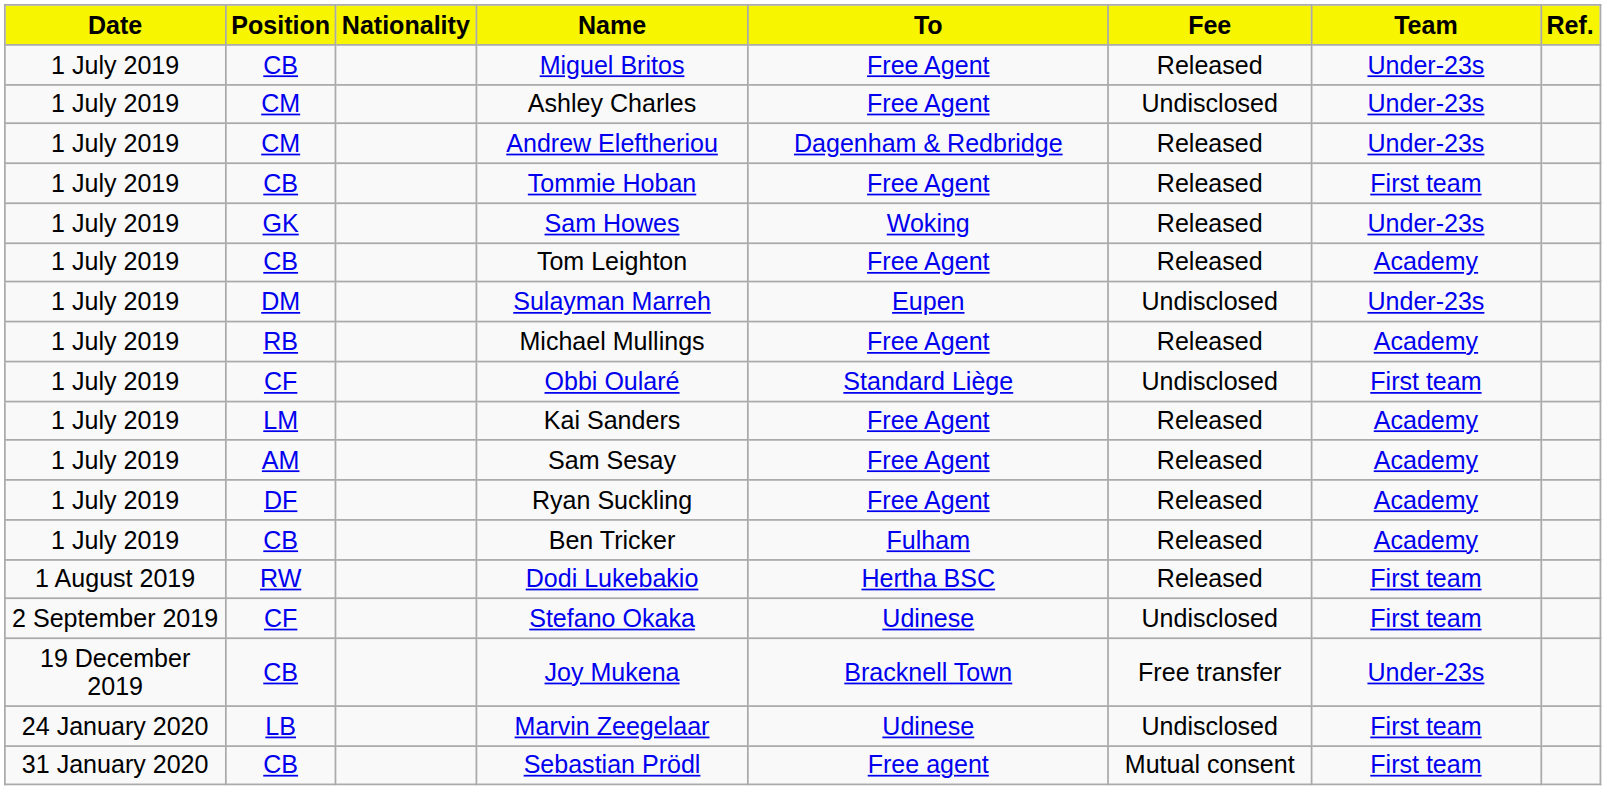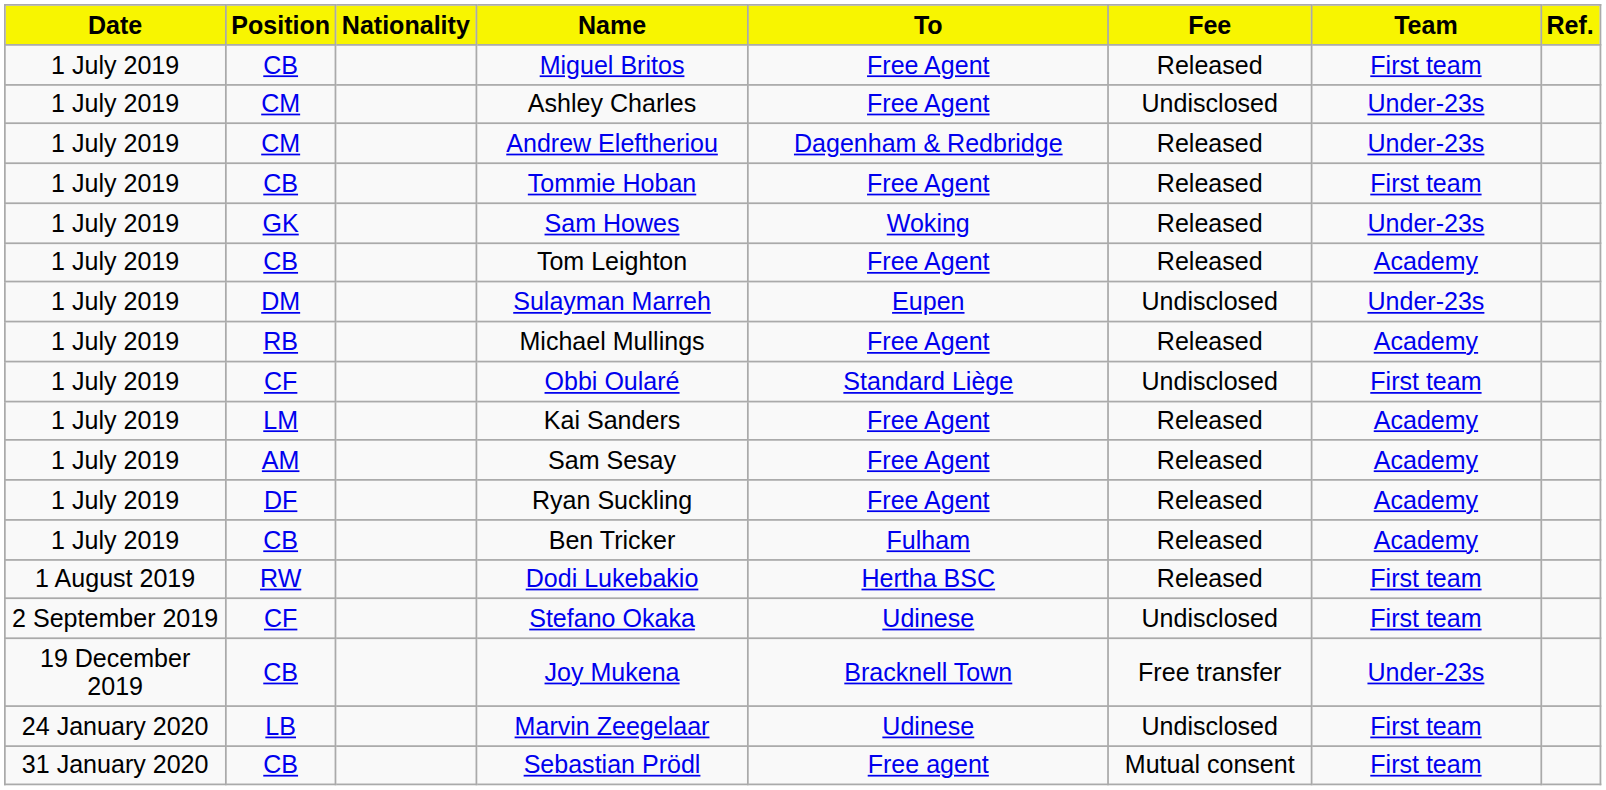(1426, 65) Under-23s -> (1426, 65) First team
